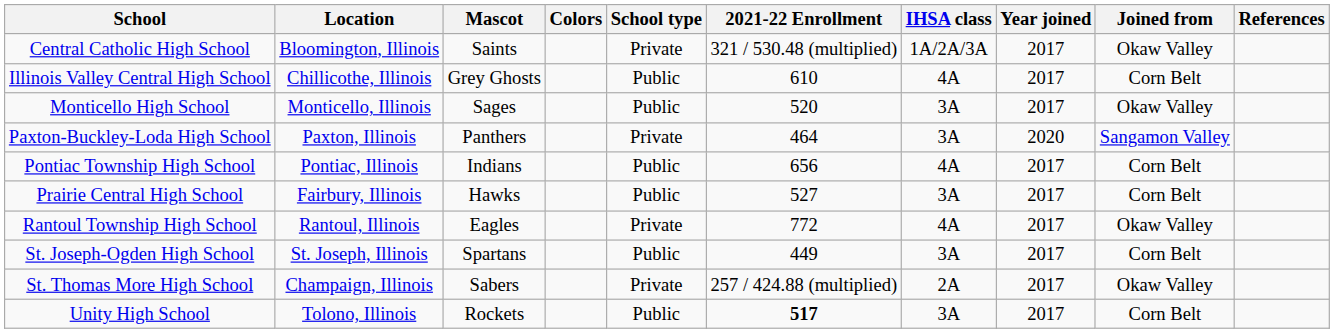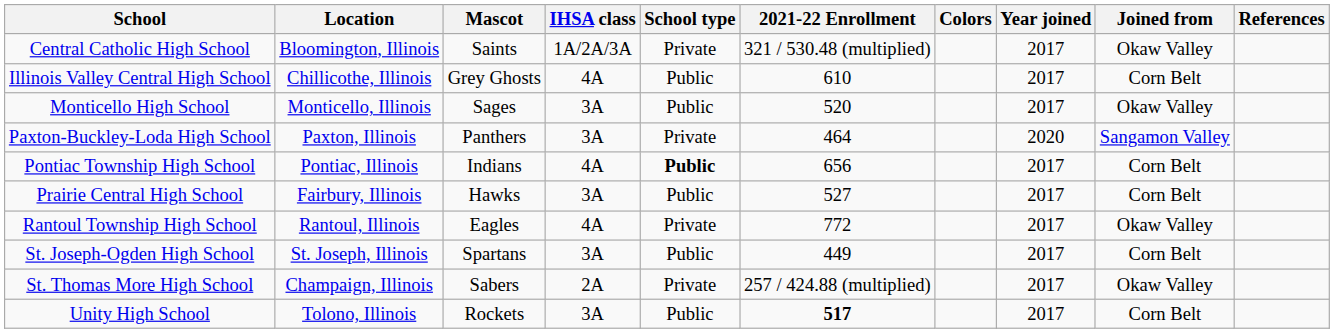columns swapped: (576, 19) <-> (949, 19)
(656, 166) normal -> (690, 166) bold
